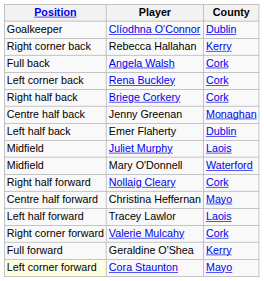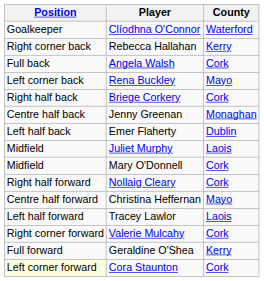(221, 30) Dublin -> (229, 30) Waterford
(217, 81) Cork -> (219, 81) Mayo
(229, 166) Waterford -> (217, 166) Cork
(219, 268) Mayo -> (217, 268) Cork
